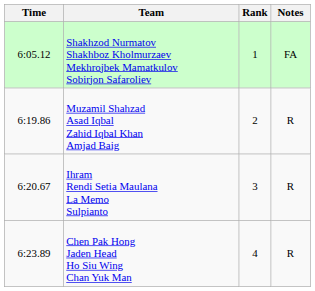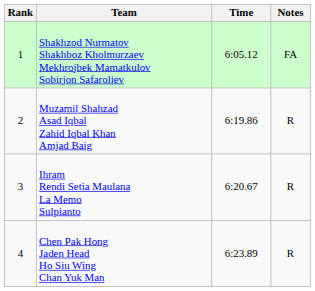columns swapped: (255, 13) <-> (34, 13)
